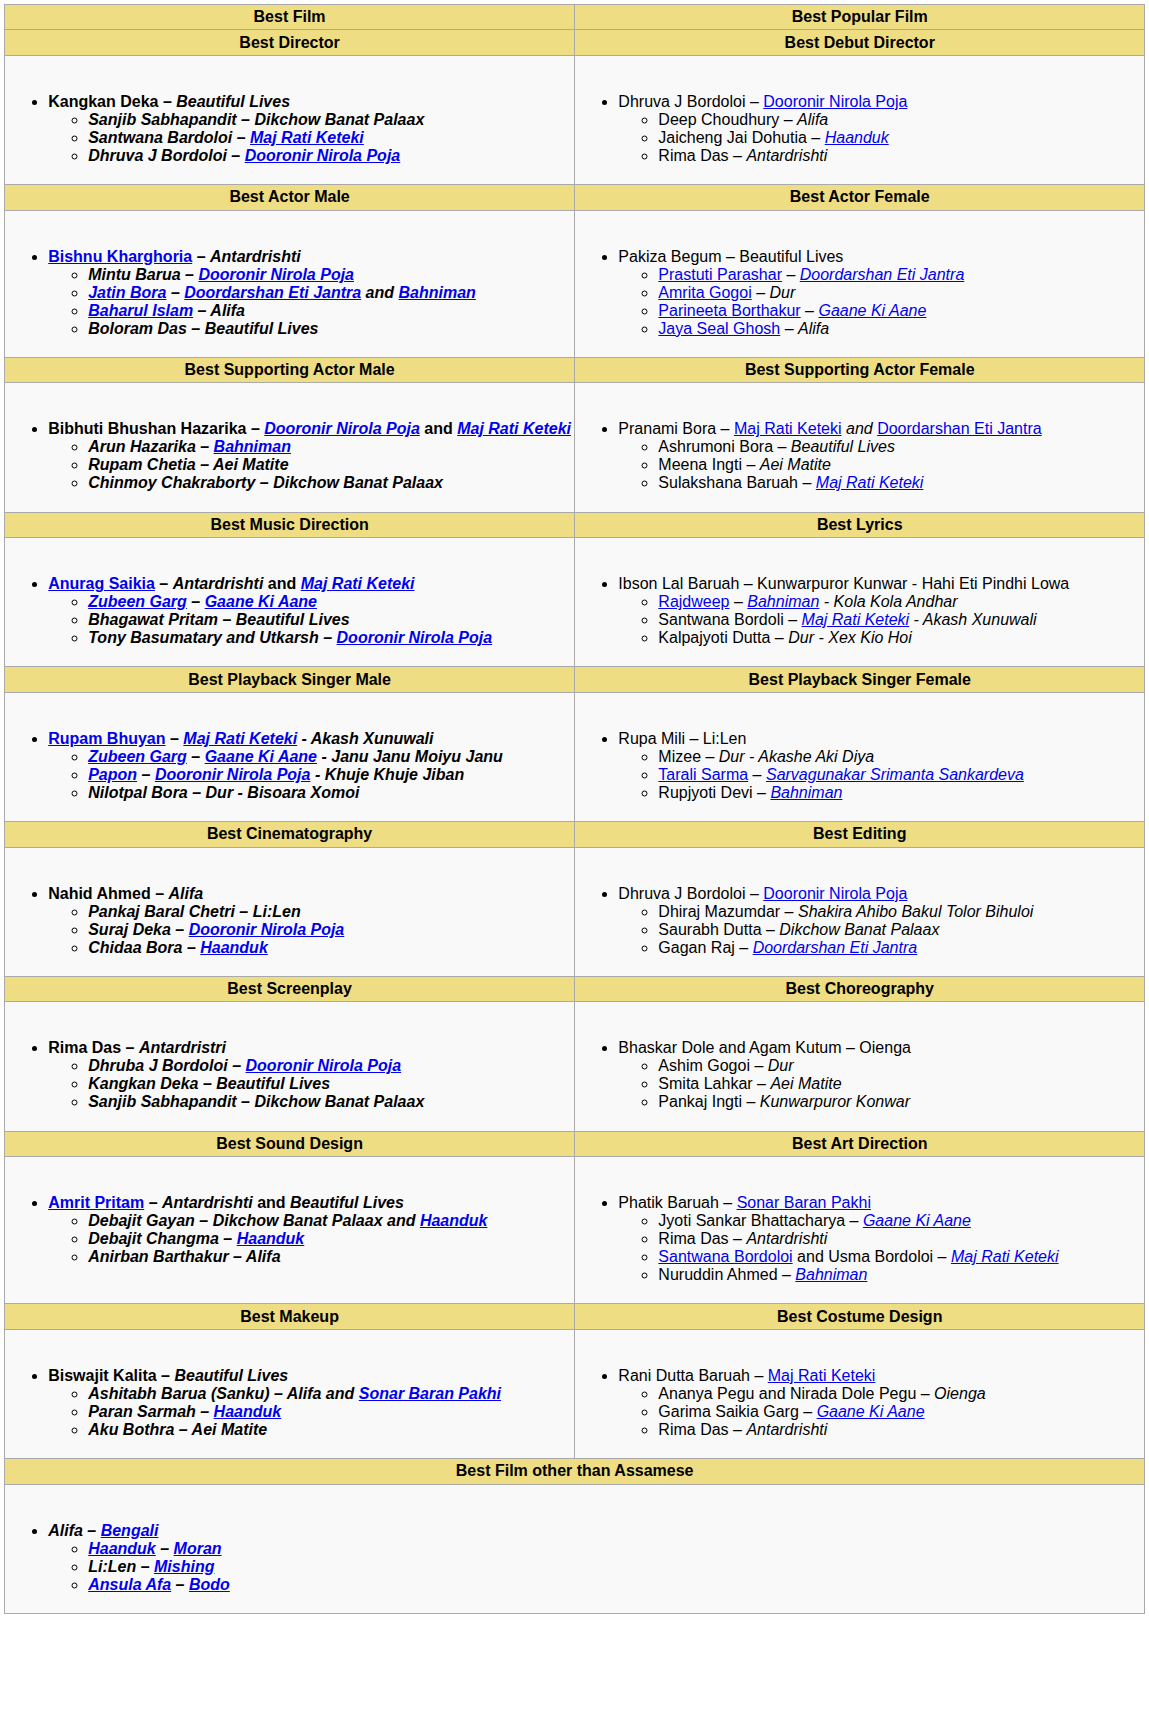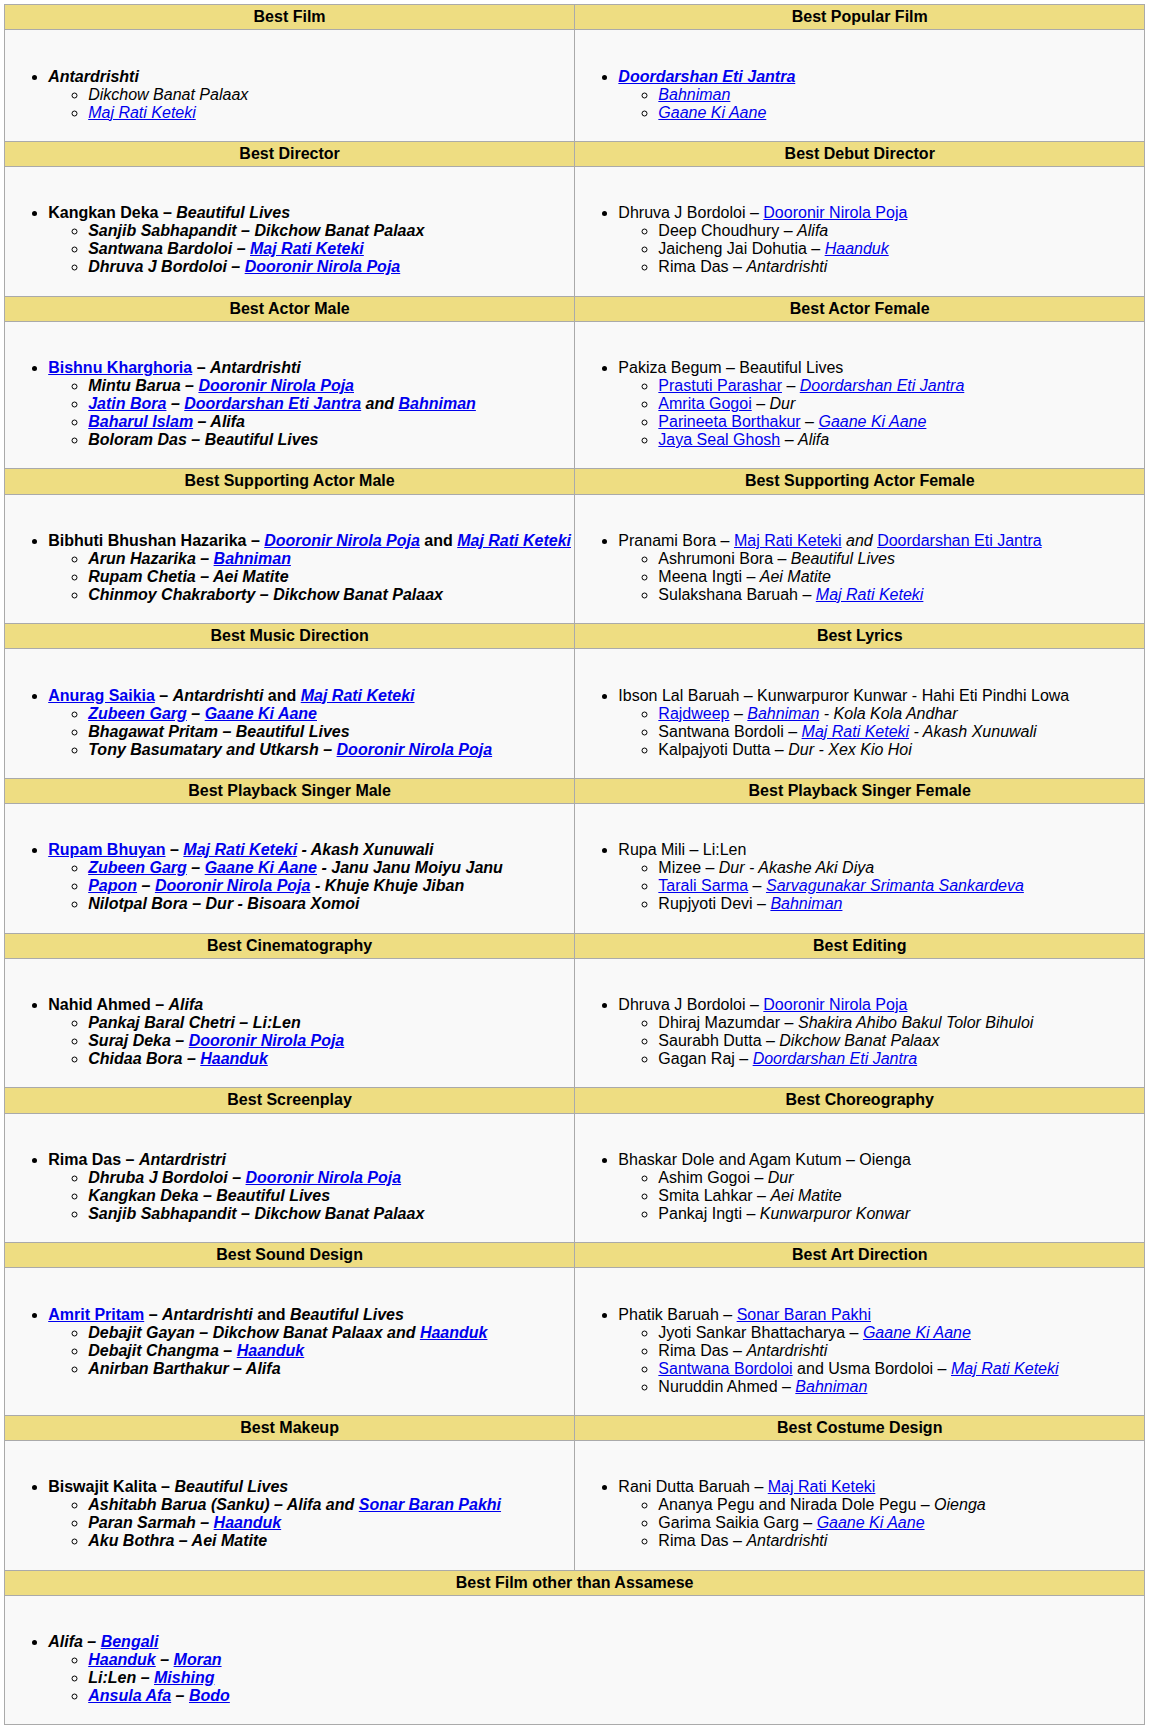+ row: (290, 95)
